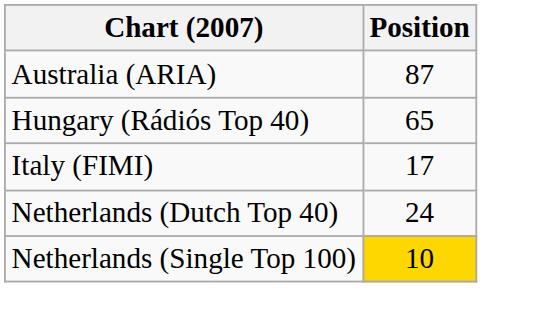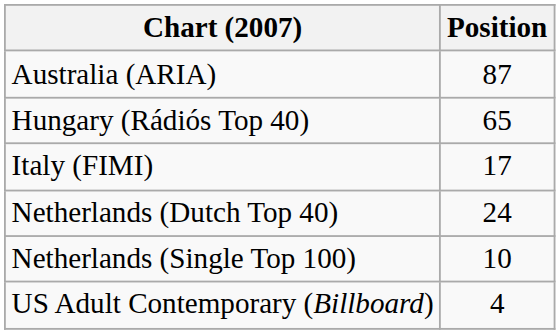(420, 258) gold background -> (497, 258) no background
+ row: (223, 304)
